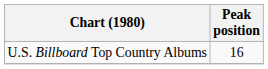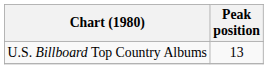(237, 52) 16 -> (237, 52) 13
